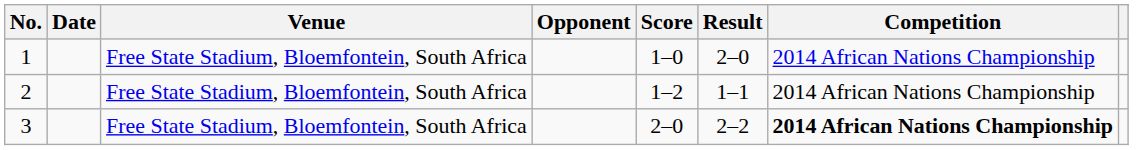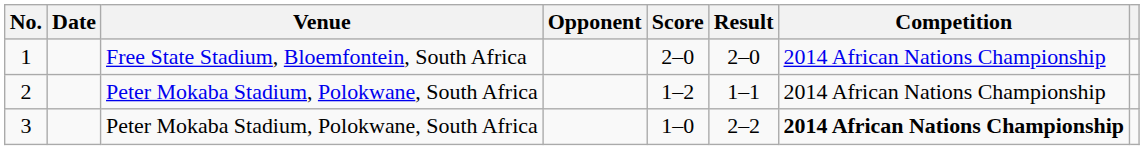(667, 56) 1–0 -> (678, 56) 2–0
(316, 91) Free State Stadium, Bloemfontein, South Africa -> (322, 91) Peter Mokaba Stadium, Polokwane, South Africa
(316, 126) Free State Stadium, Bloemfontein, South Africa -> (322, 126) Peter Mokaba Stadium, Polokwane, South Africa
(667, 126) 2–0 -> (678, 126) 1–0
